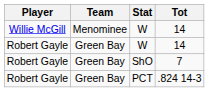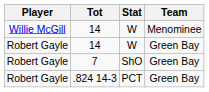columns swapped: (100, 12) <-> (179, 12)
